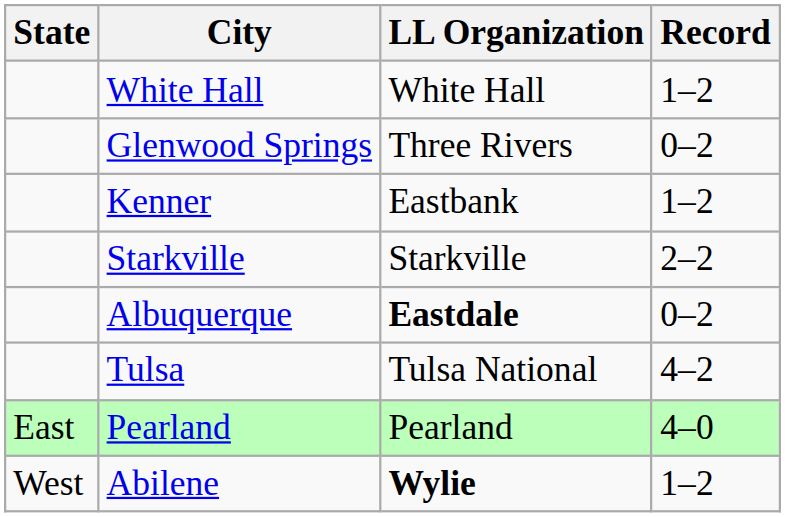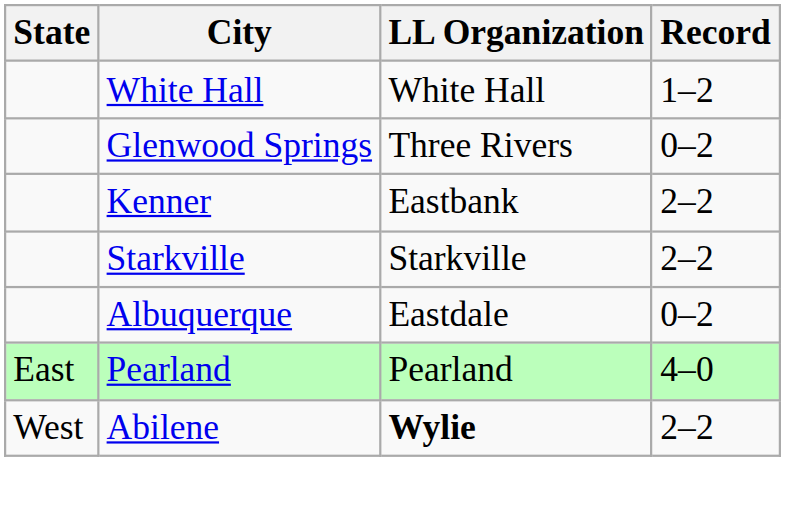(687, 201) 1–2 -> (687, 201) 2–2
(454, 314) bold -> (449, 314) normal
- row: (145, 370)
(687, 483) 1–2 -> (687, 426) 2–2
